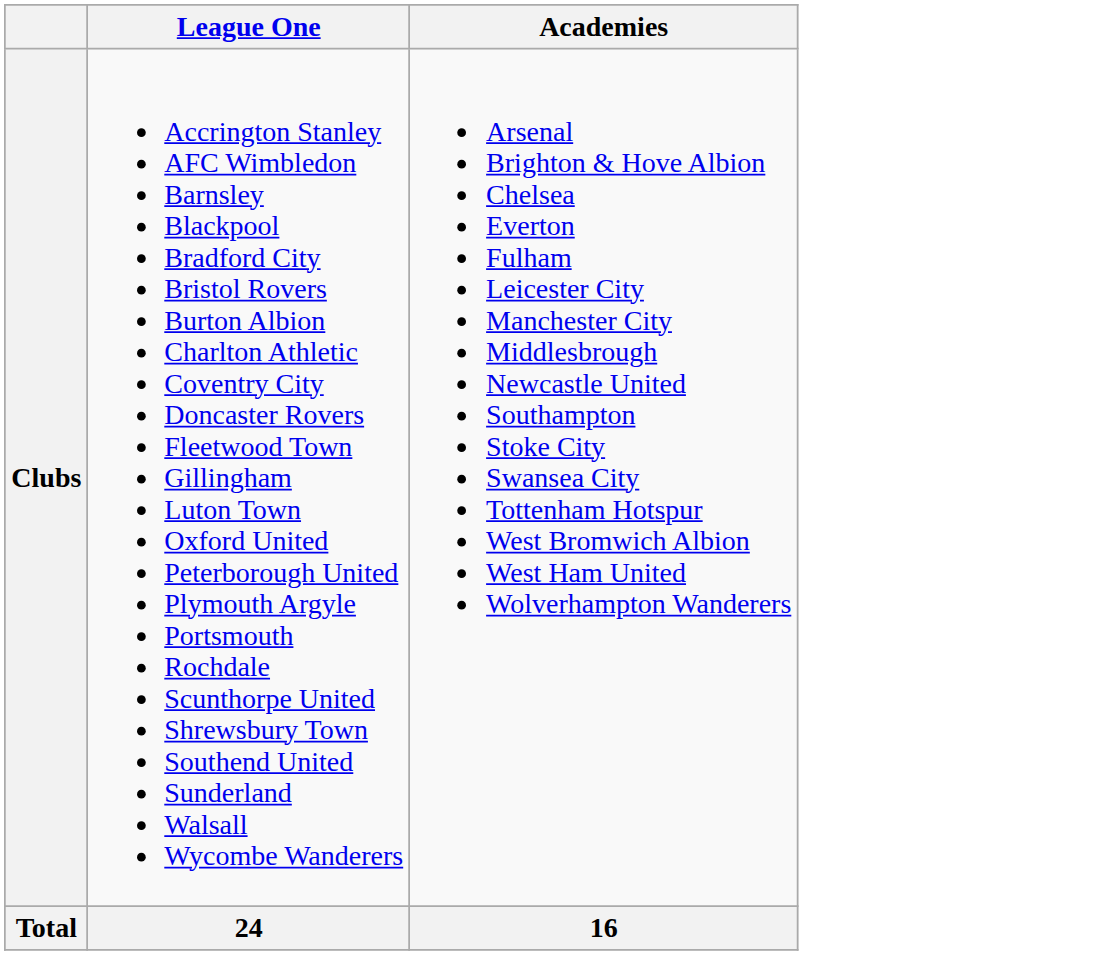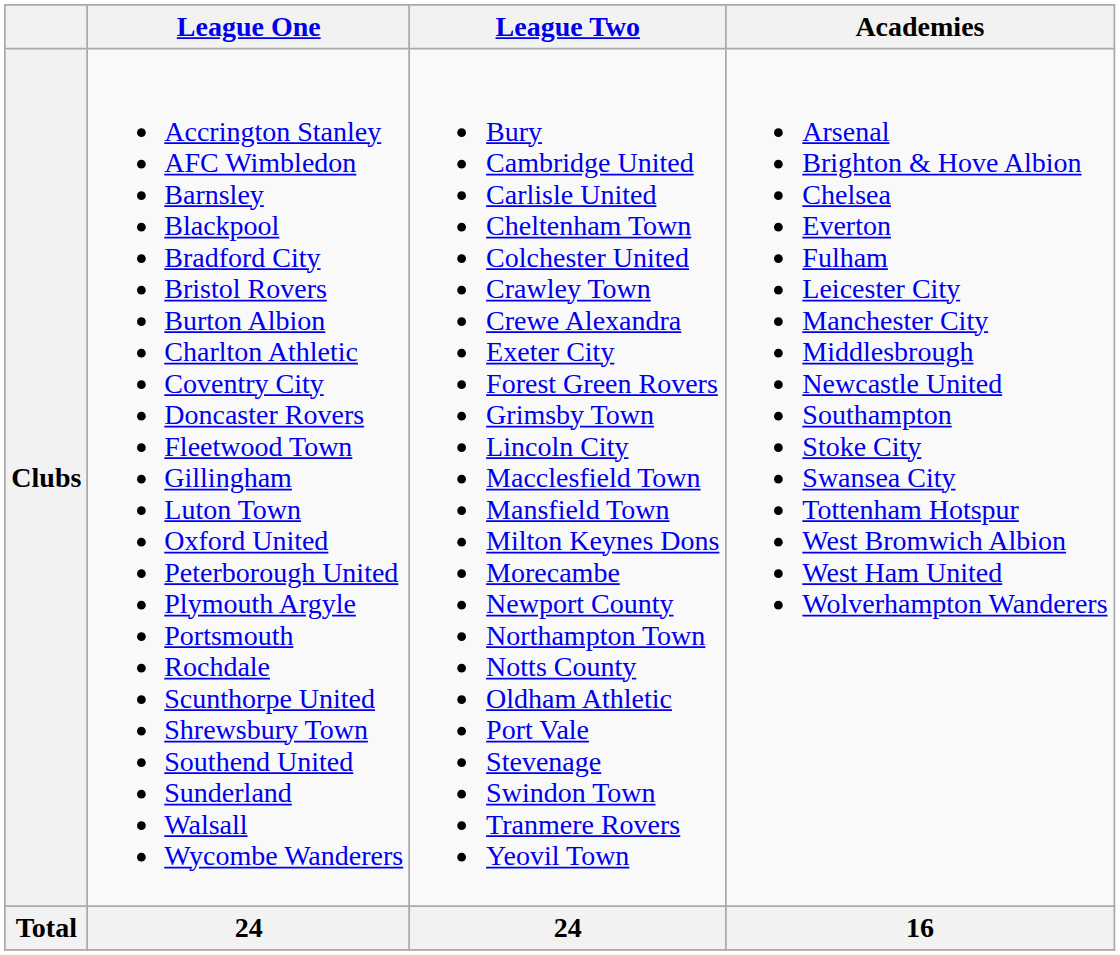+ column: (568, 26)
